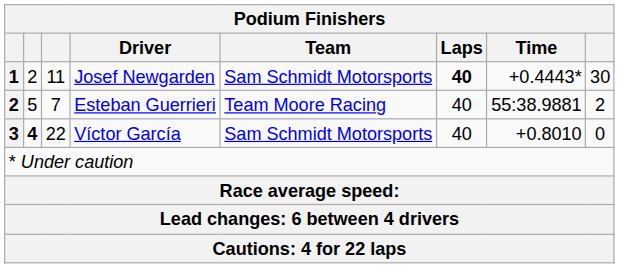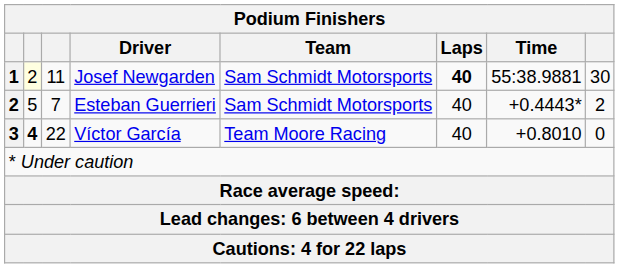(32, 76) no background -> (32, 76) lightyellow background
(545, 76) +0.4443* -> (536, 76) 55:38.9881
(305, 105) Team Moore Racing -> (328, 105) Sam Schmidt Motorsports
(536, 105) 55:38.9881 -> (545, 105) +0.4443*
(328, 134) Sam Schmidt Motorsports -> (305, 134) Team Moore Racing
